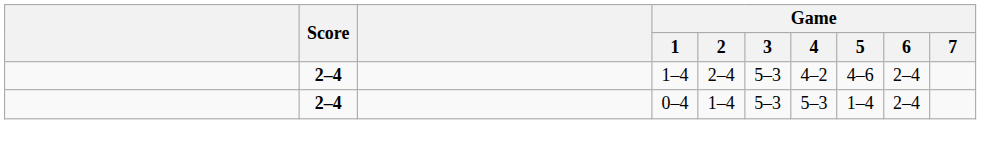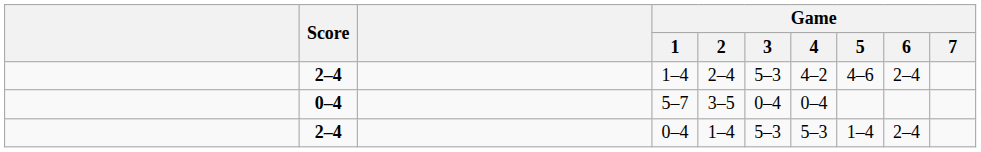+ row: (675, 103)
